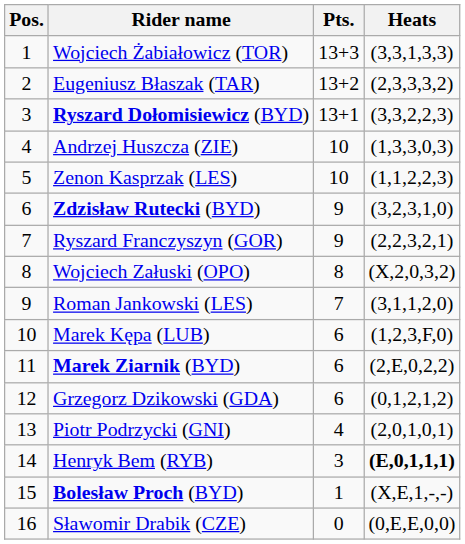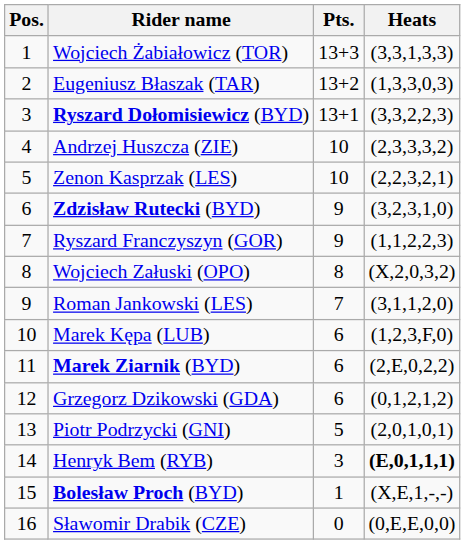(412, 83) (2,3,3,3,2) -> (412, 83) (1,3,3,0,3)
(412, 146) (1,3,3,0,3) -> (412, 146) (2,3,3,3,2)
(412, 177) (1,1,2,2,3) -> (412, 177) (2,2,3,2,1)
(412, 240) (2,2,3,2,1) -> (412, 240) (1,1,2,2,3)
(339, 429) 4 -> (339, 429) 5
